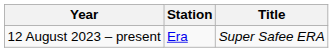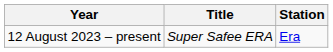columns swapped: (272, 15) <-> (190, 15)
